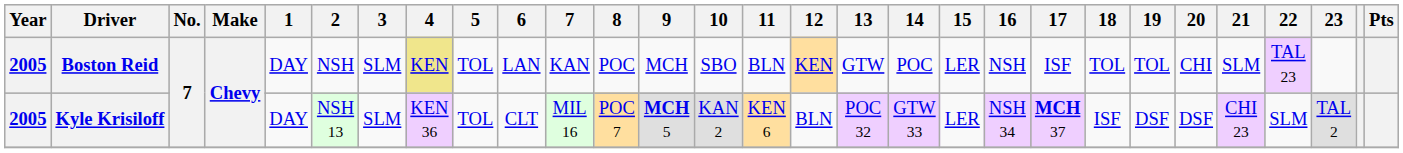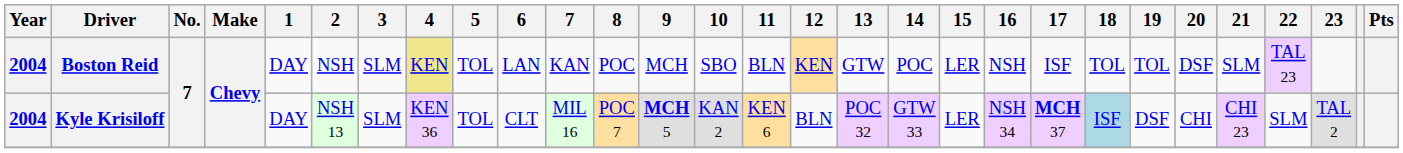(28, 64) 2005 -> (28, 64) 2004
(1196, 64) CHI -> (1196, 64) DSF
(28, 119) 2005 -> (28, 119) 2004
(1107, 119) no background -> (1107, 119) lightblue background
(1196, 119) DSF -> (1196, 119) CHI
